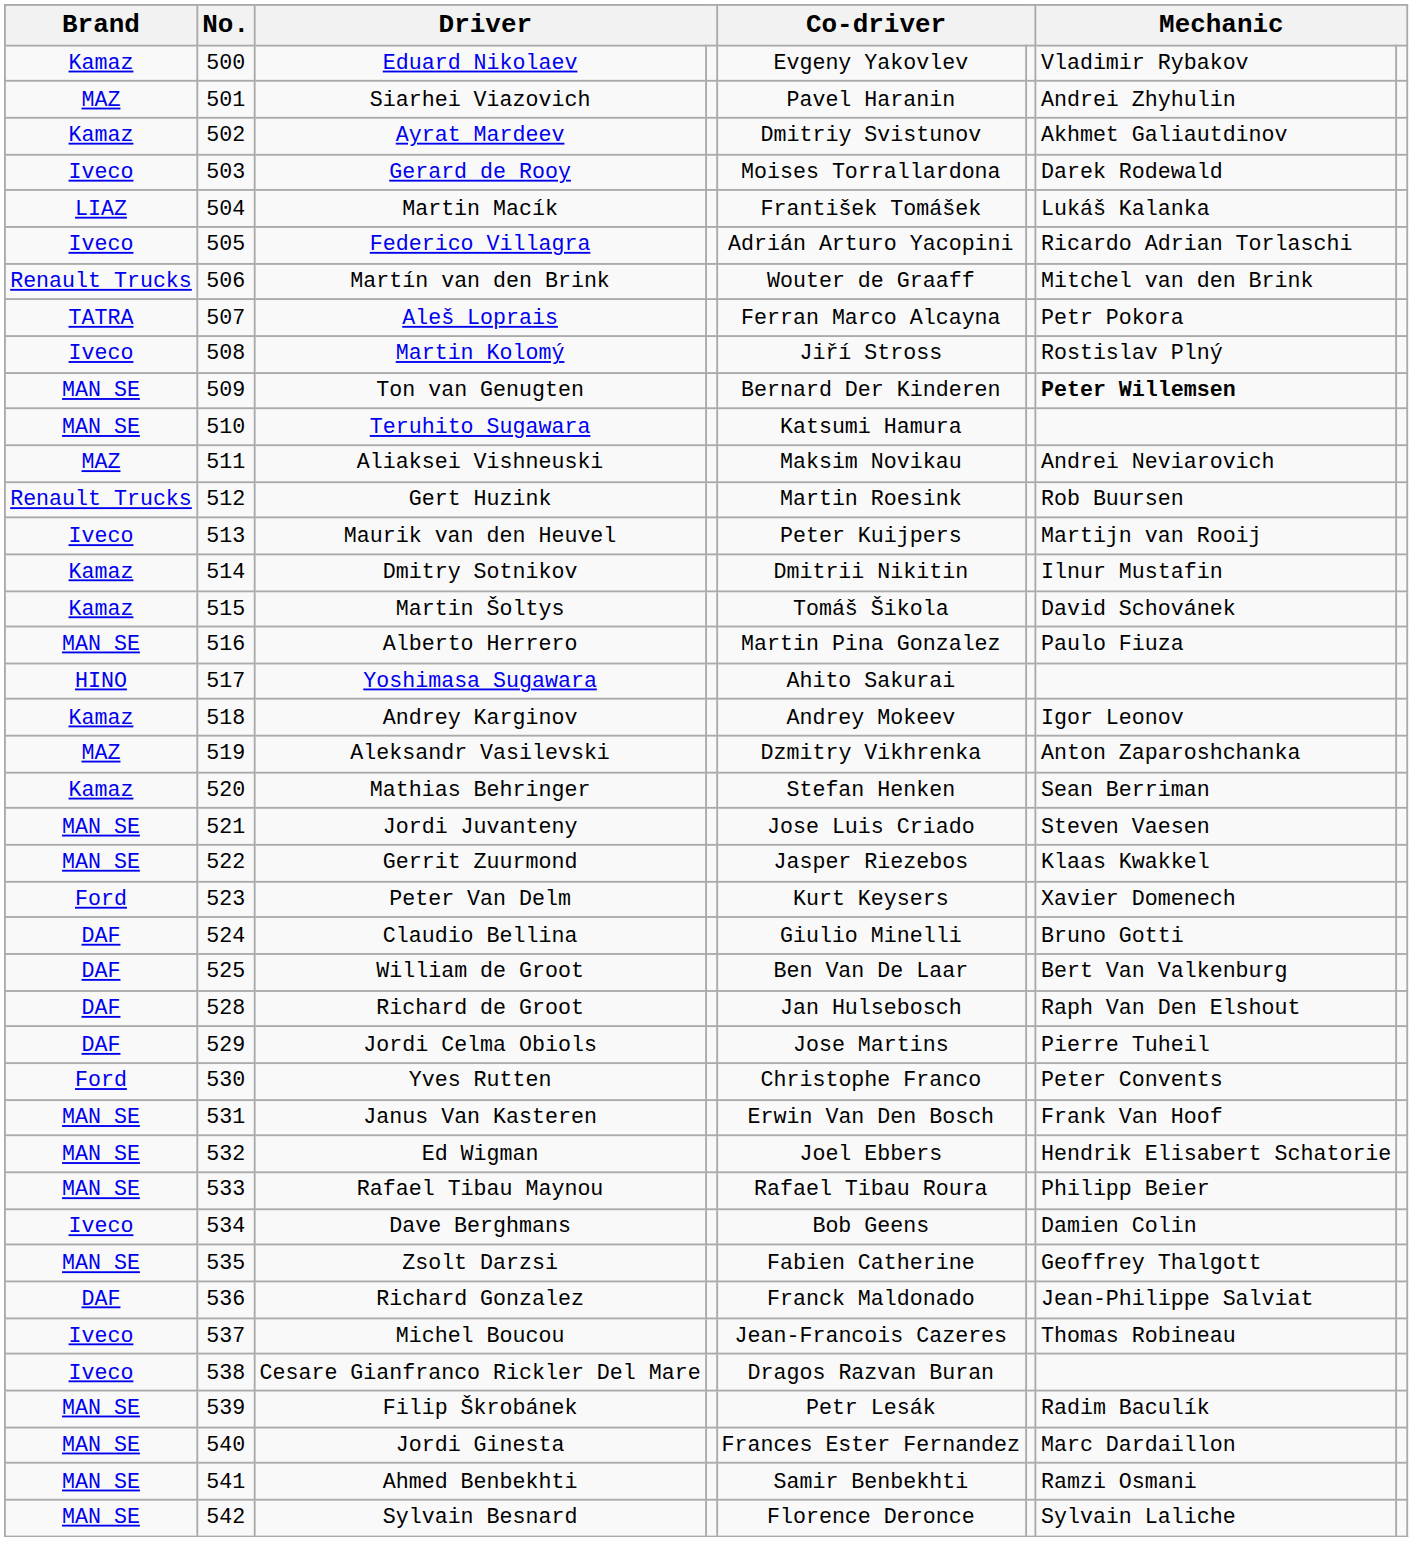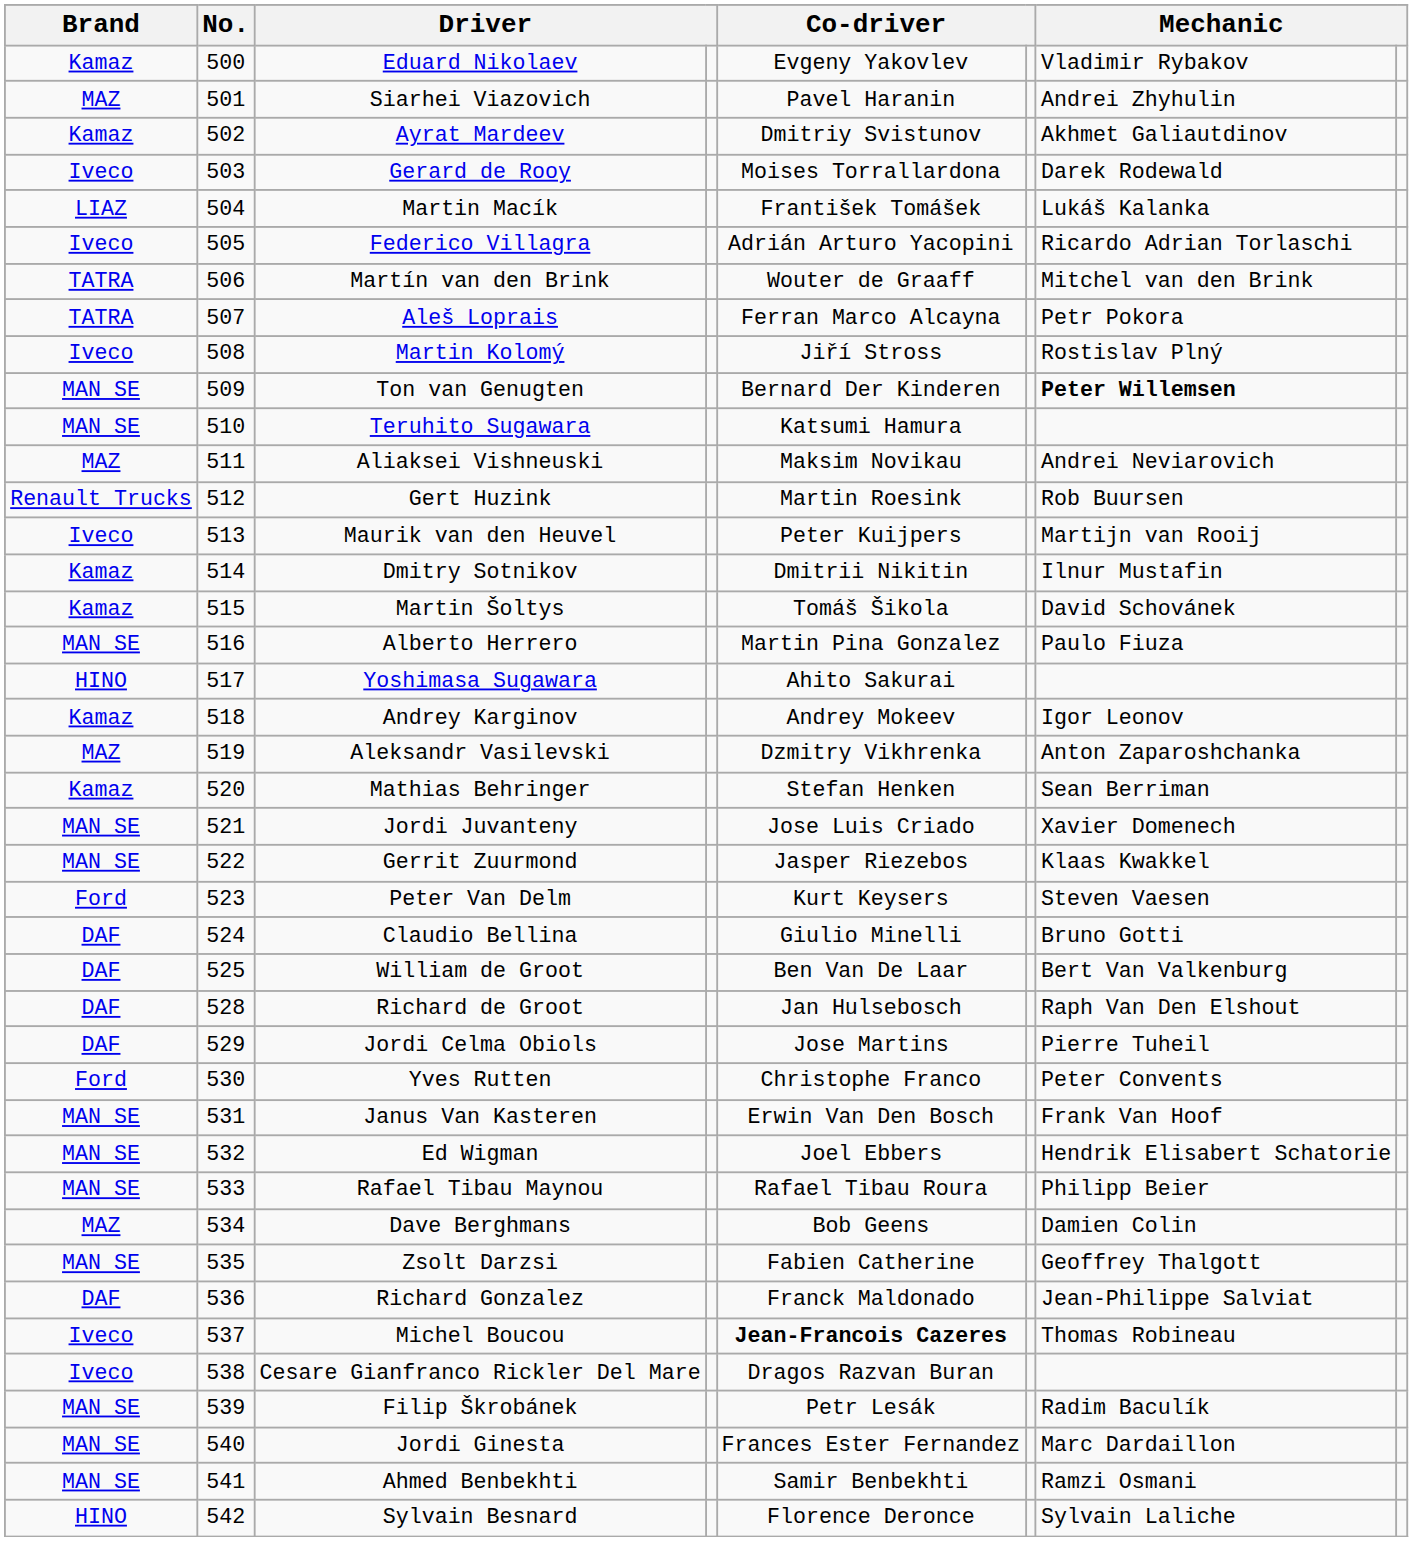(101, 281) Renault Trucks -> (101, 281) TATRA
(1125, 827) Steven Vaesen -> (1138, 827) Xavier Domenech
(1138, 899) Xavier Domenech -> (1125, 899) Steven Vaesen
(101, 1227) Iveco -> (101, 1227) MAZ
(871, 1336) normal -> (871, 1336) bold
(101, 1517) MAN SE -> (101, 1517) HINO
